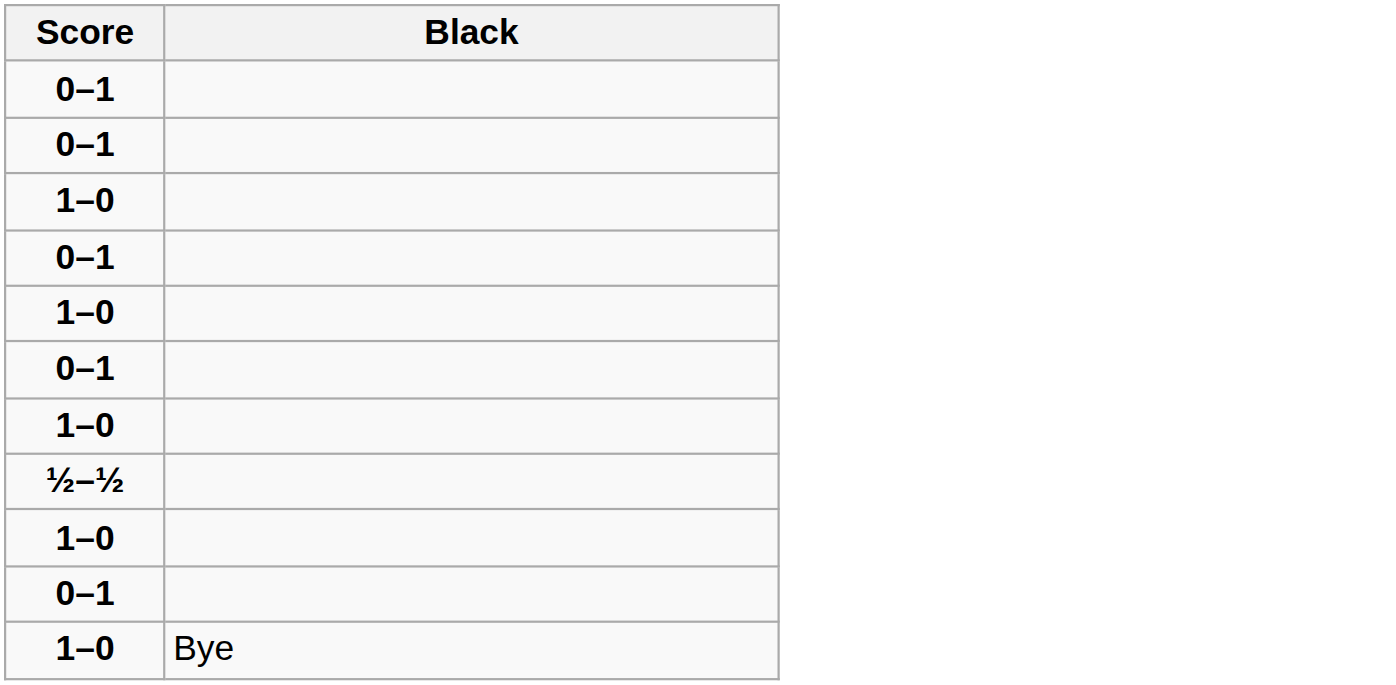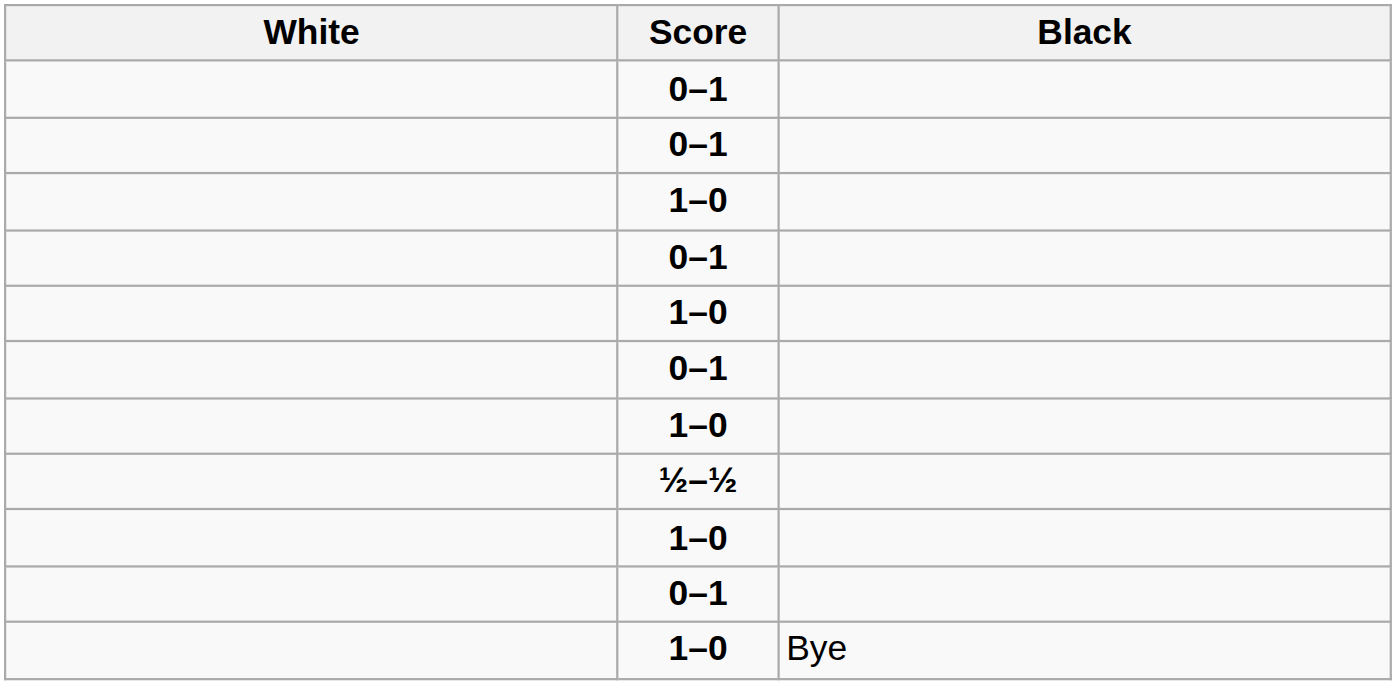+ column: (312, 32)
